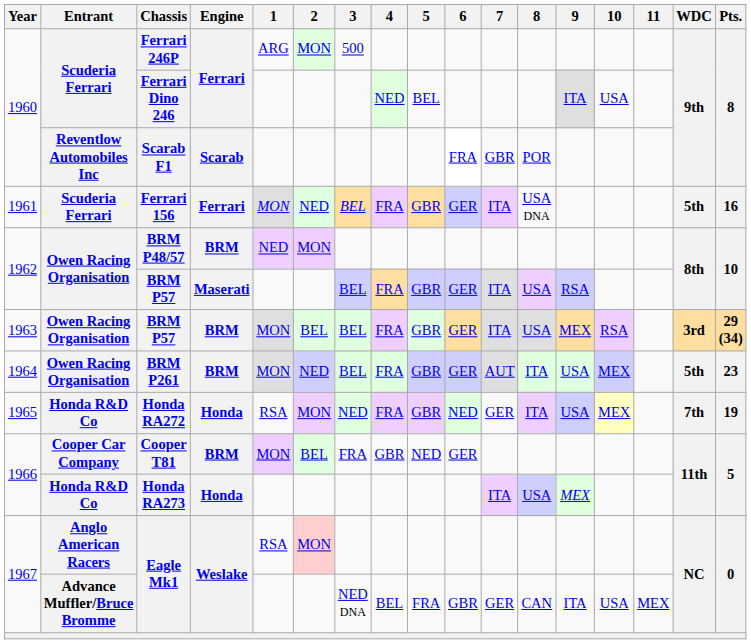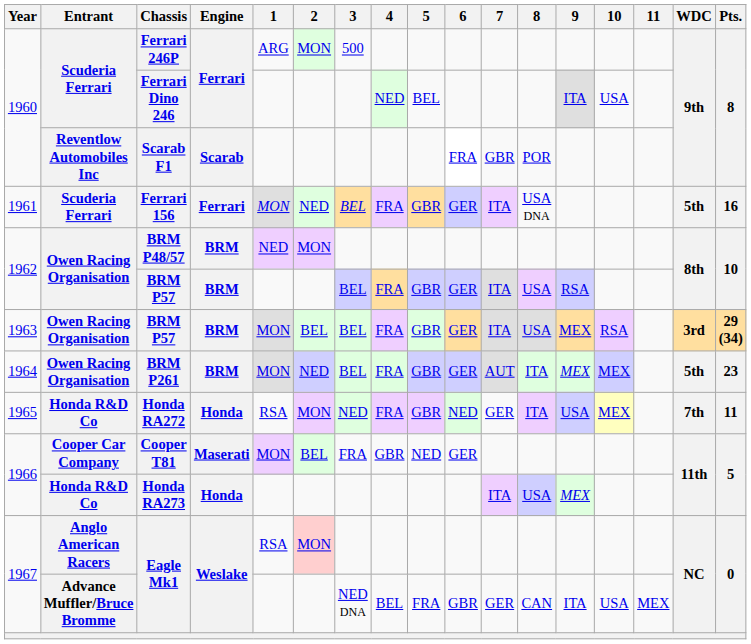(222, 289) Maserati -> (222, 289) BRM
(575, 371) USA -> (575, 371) MEX
(731, 413) 19 -> (731, 413) 11
(222, 454) BRM -> (222, 454) Maserati
